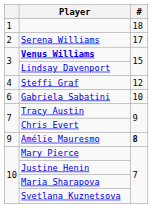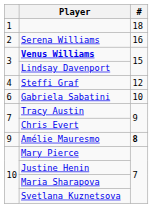(138, 40) 17 -> (138, 40) 16
